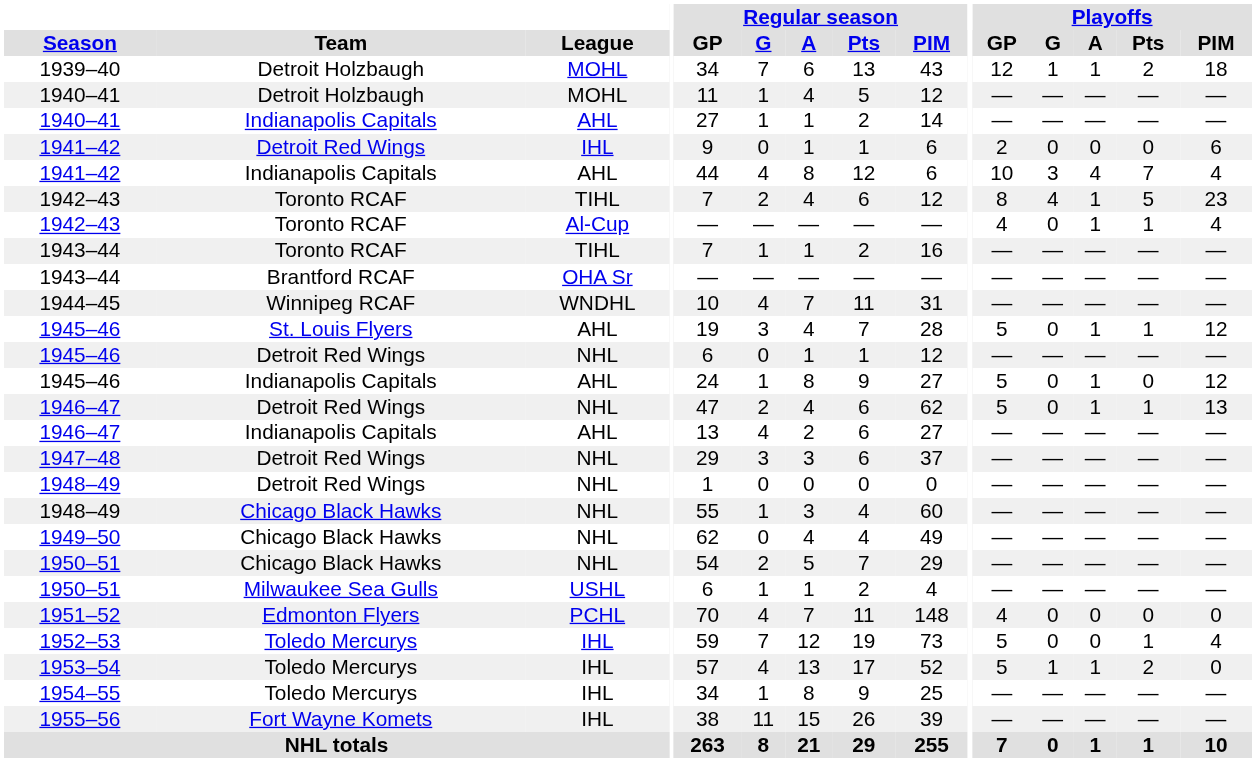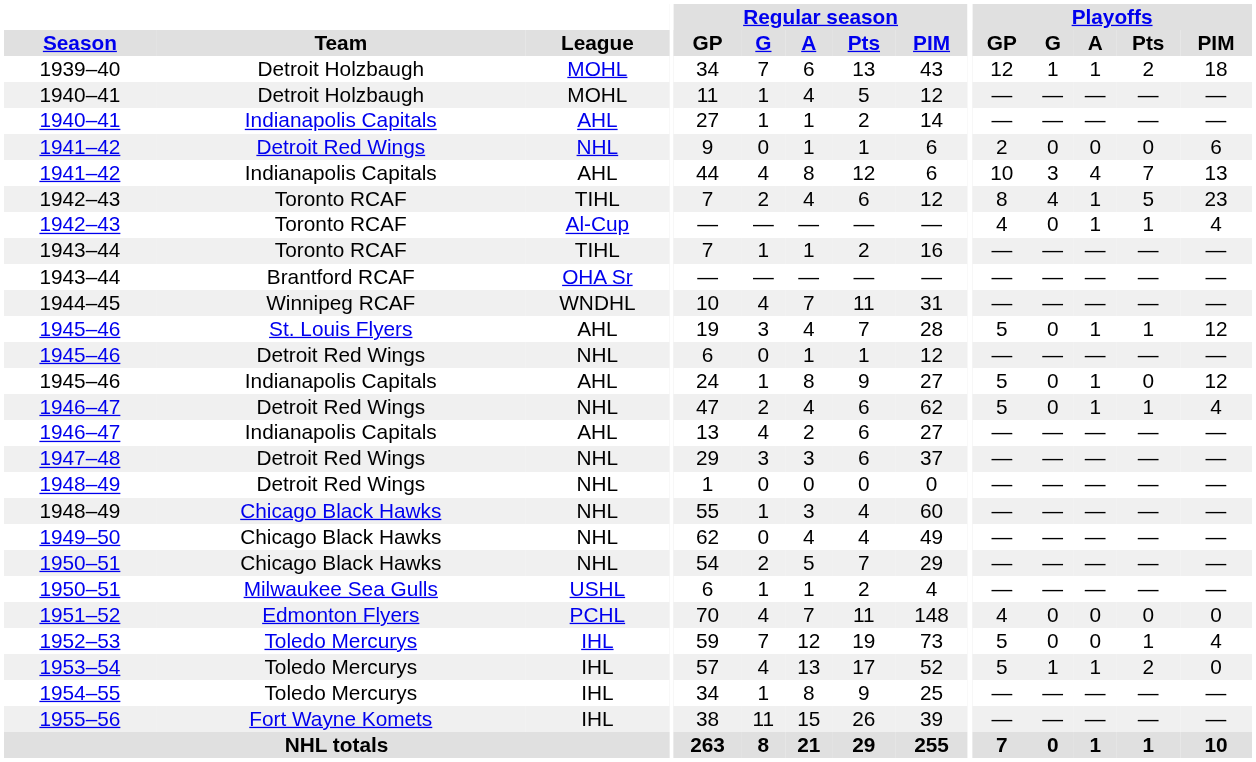(597, 146) IHL -> (597, 146) NHL
(1216, 172) 4 -> (1216, 172) 13
(1216, 406) 13 -> (1216, 406) 4
